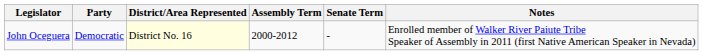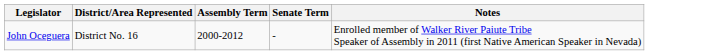- column: (99, 12)
(160, 35) lightyellow background -> (106, 35) no background
